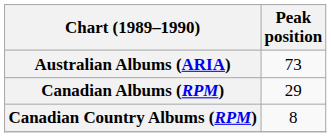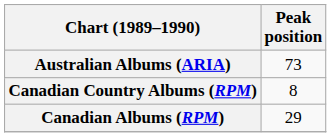rows swapped: (133, 90) <-> (133, 117)
